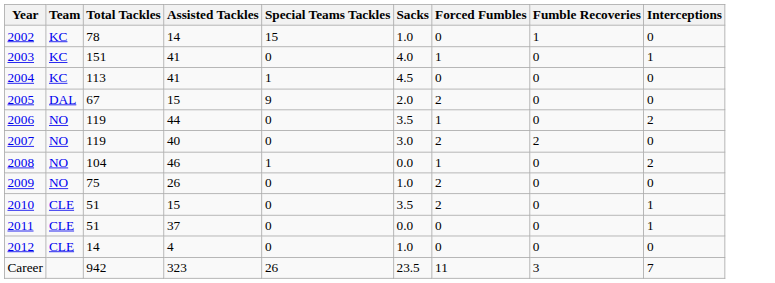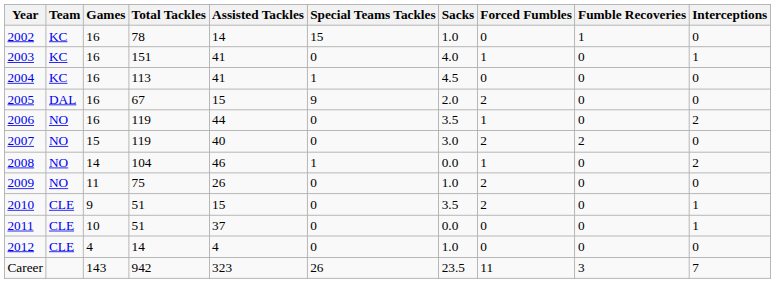+ column: (106, 15)
